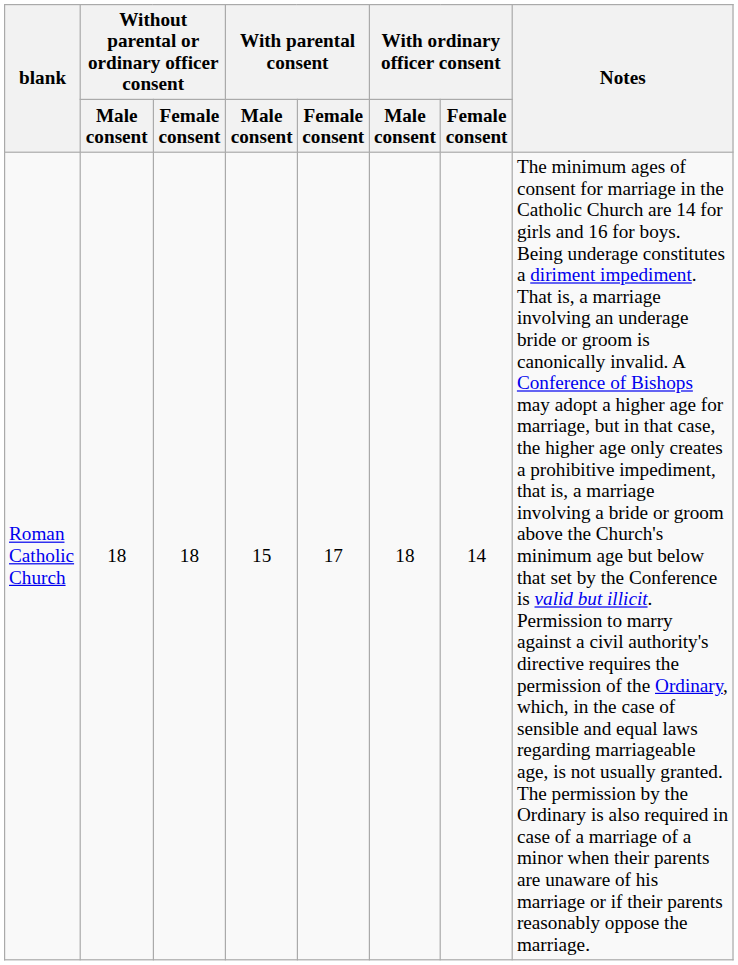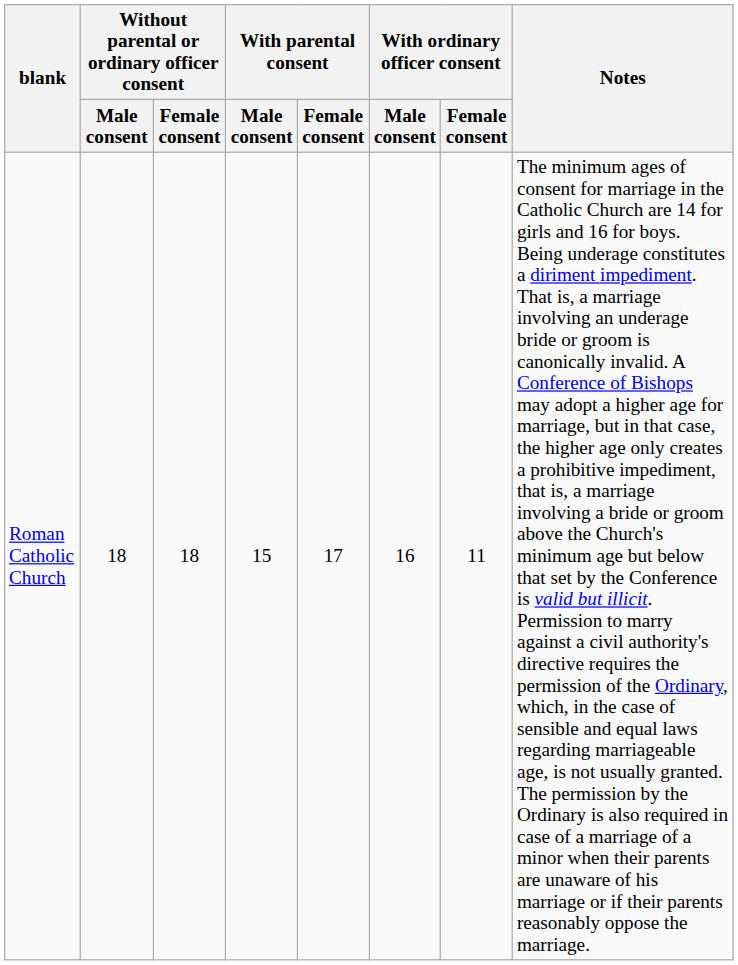(405, 555) 18 -> (405, 555) 16
(477, 555) 14 -> (477, 555) 11
